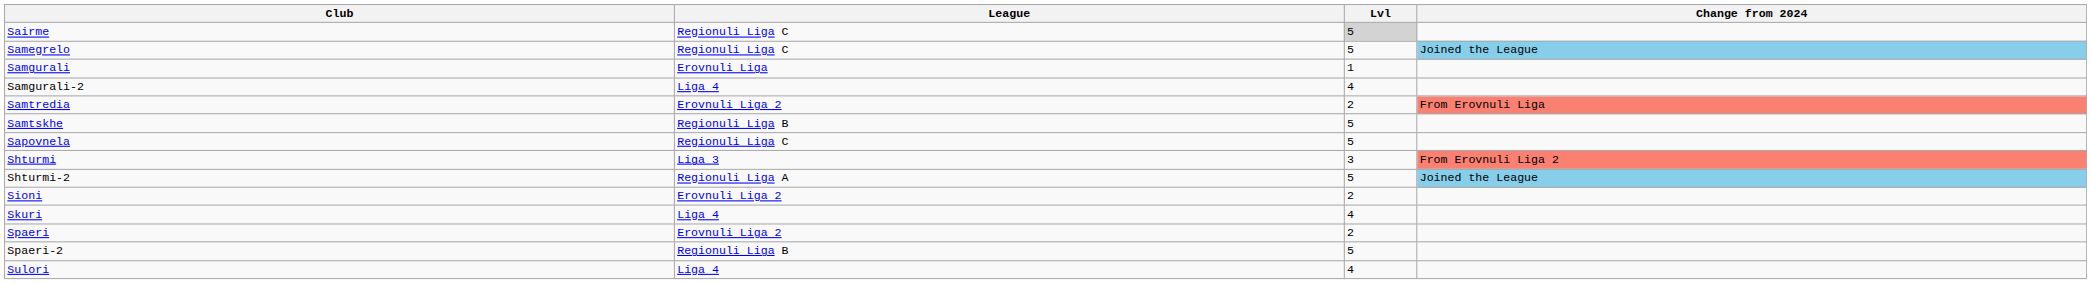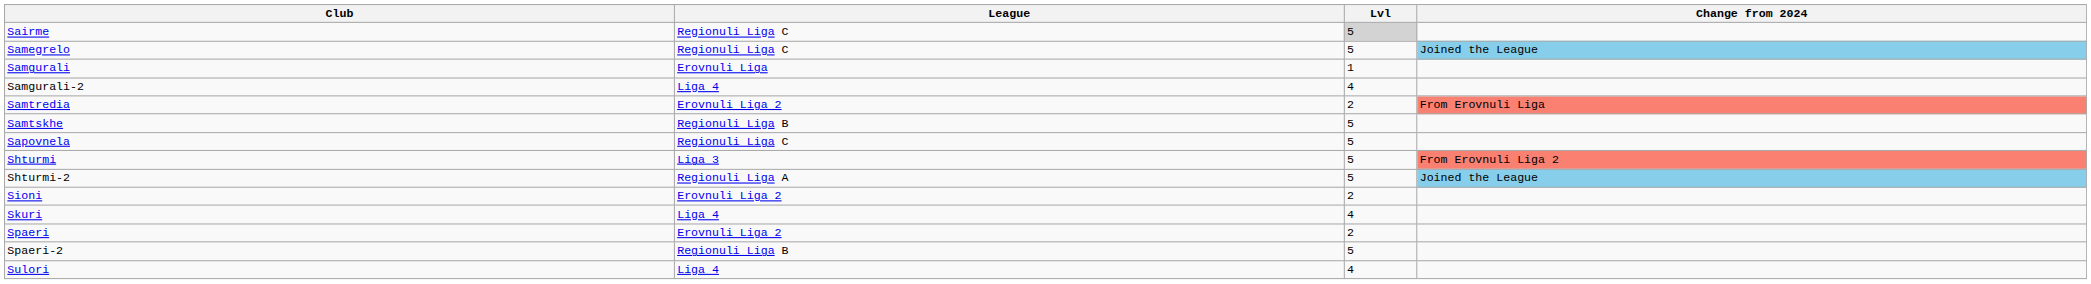(1350, 160) 3 -> (1350, 160) 5
